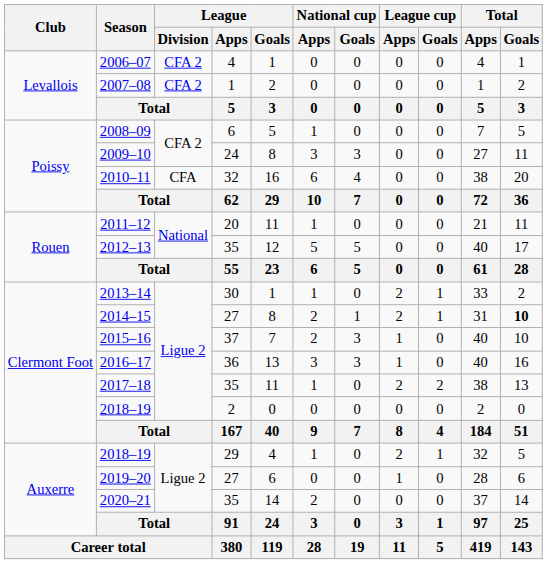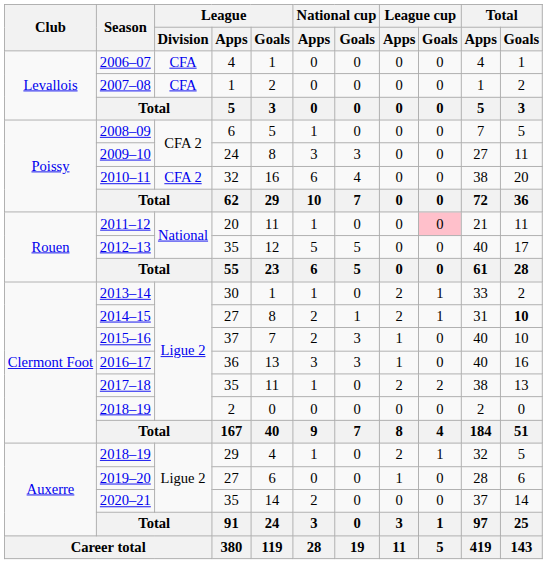(183, 62) CFA 2 -> (183, 62) CFA
(183, 85) CFA 2 -> (183, 85) CFA
(183, 177) CFA -> (183, 177) CFA 2
(440, 223) no background -> (440, 223) pink background
